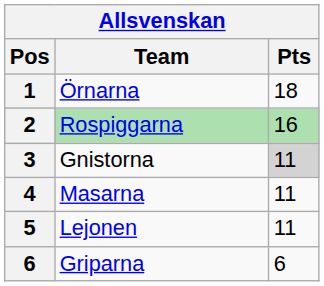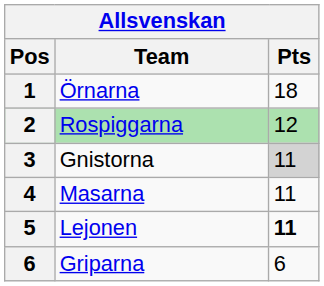(286, 125) 16 -> (286, 125) 12
(285, 228) normal -> (285, 228) bold
